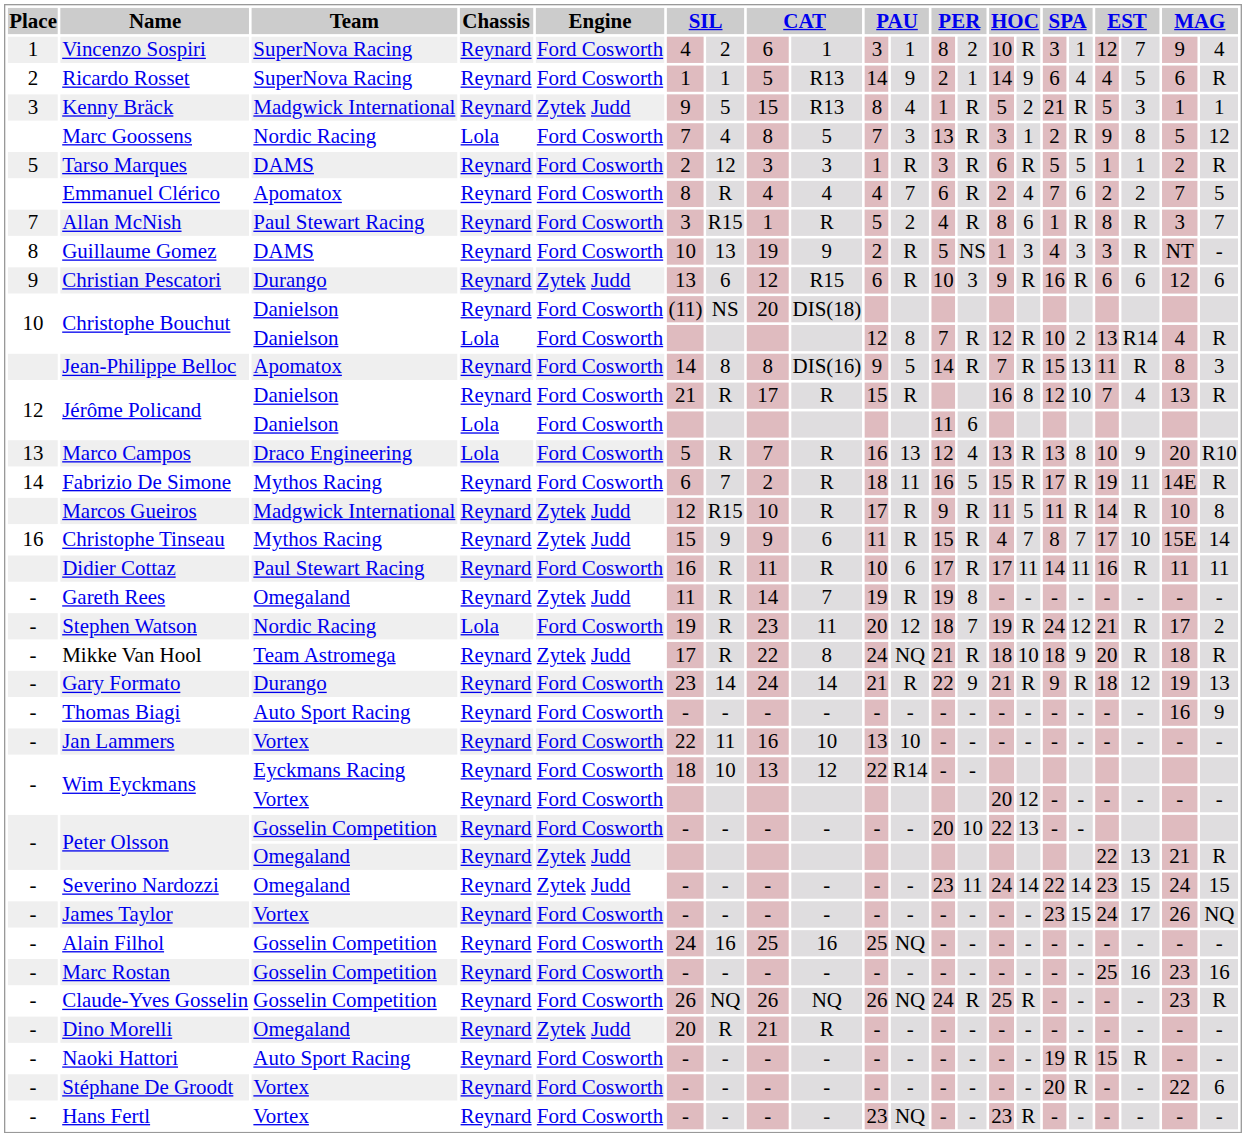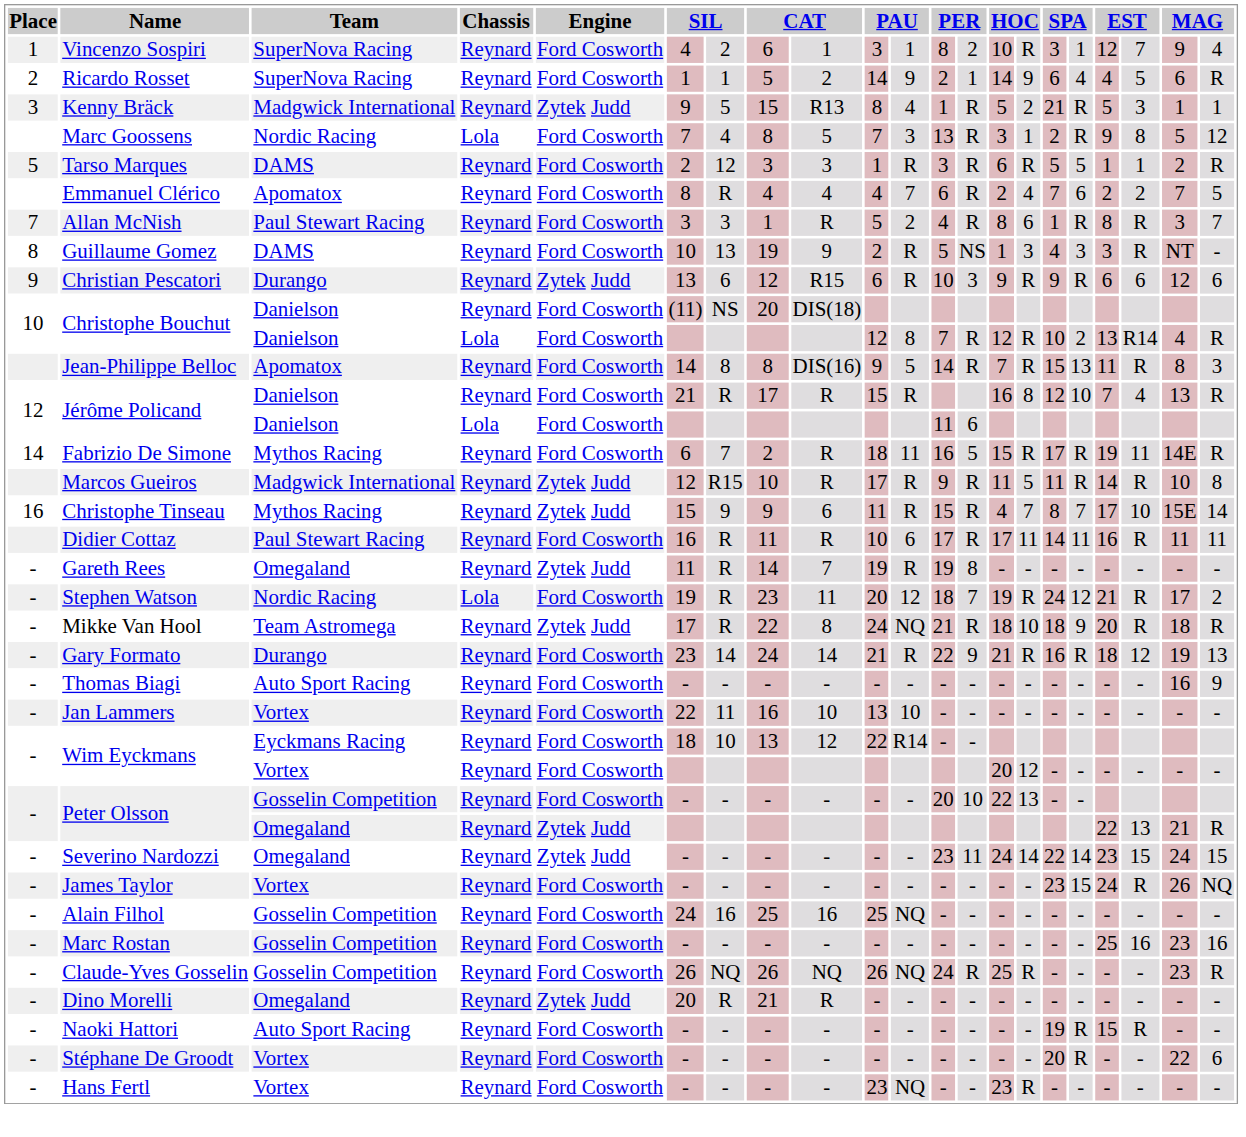(827, 78) R13 -> (827, 78) 2
(725, 222) R15 -> (725, 222) 3
(1055, 280) 16 -> (1055, 280) 9
- row: (127, 453)
(1055, 683) 9 -> (1055, 654) 16
(1140, 914) 17 -> (1140, 885) R
